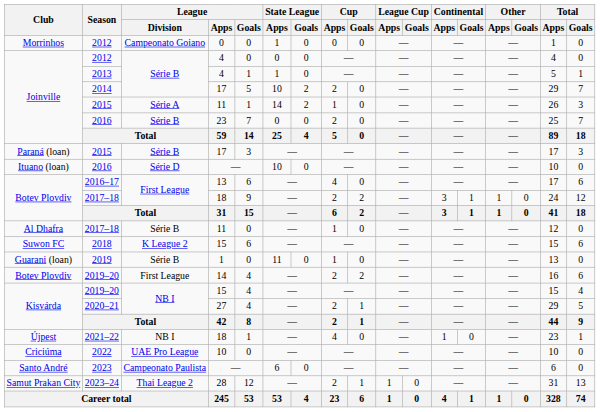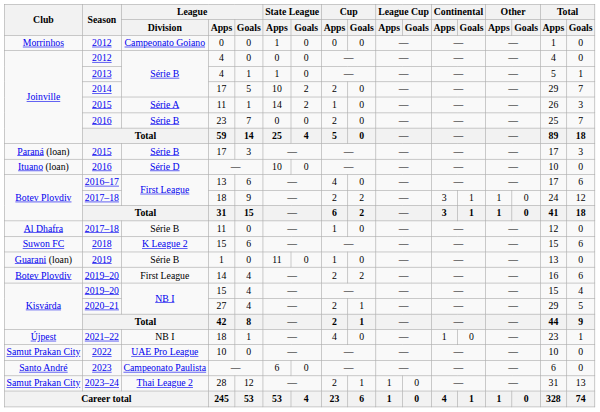(43, 352) Criciúma -> (43, 352) Samut Prakan City
